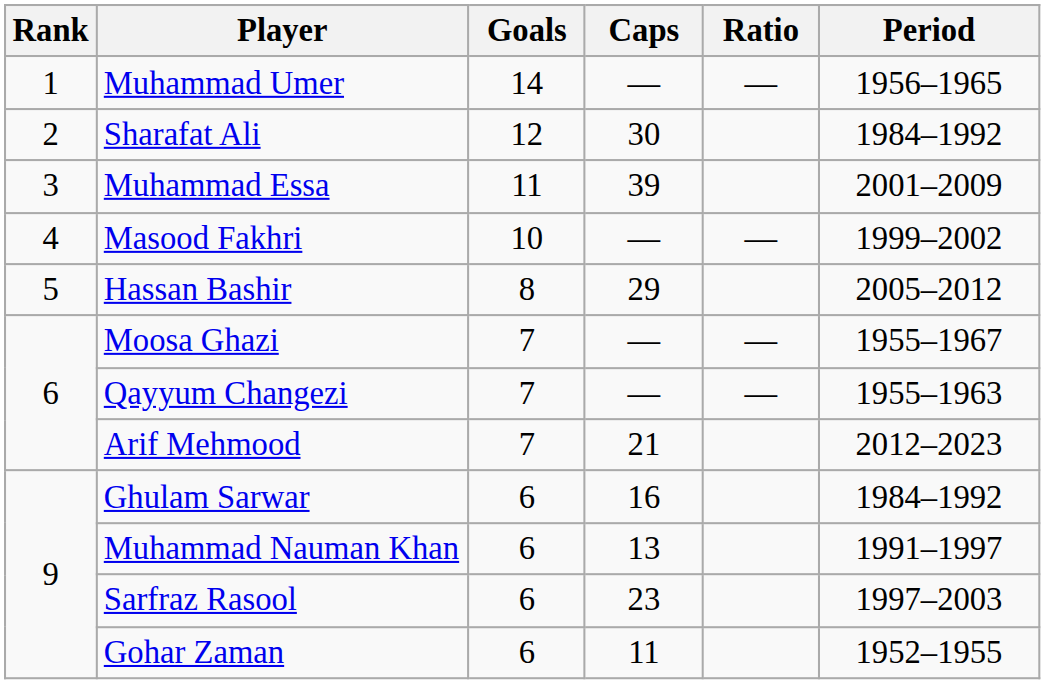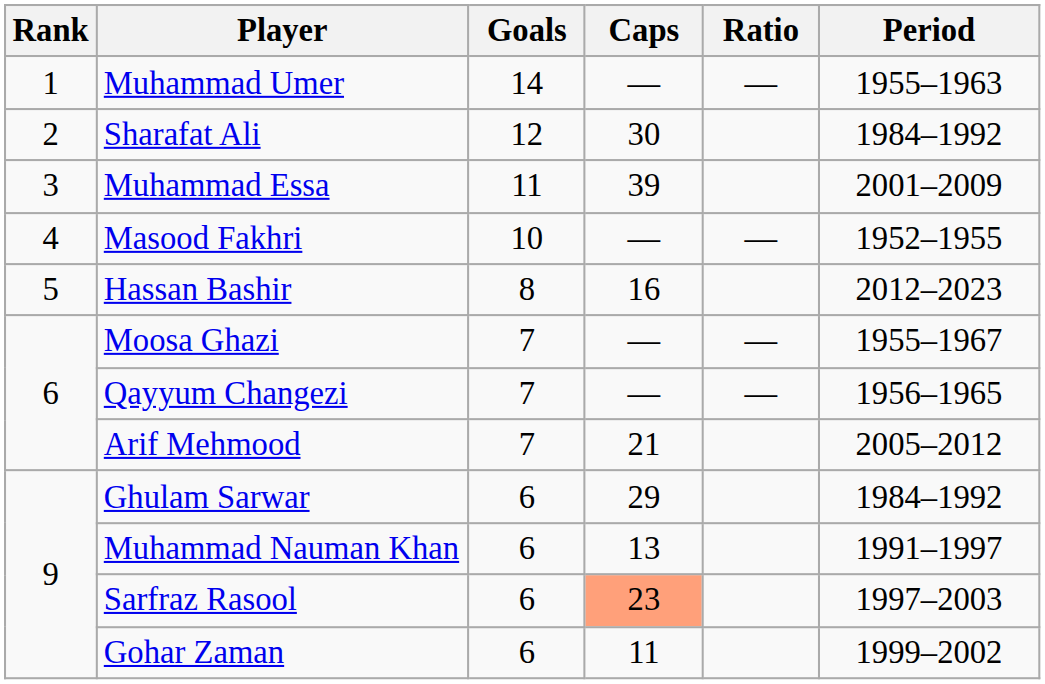(929, 82) 1956–1965 -> (929, 82) 1955–1963
(929, 237) 1999–2002 -> (929, 237) 1952–1955
(644, 289) 29 -> (644, 289) 16
(929, 289) 2005–2012 -> (929, 289) 2012–2023
(929, 392) 1955–1963 -> (929, 392) 1956–1965
(929, 444) 2012–2023 -> (929, 444) 2005–2012
(644, 496) 16 -> (644, 496) 29
(644, 599) no background -> (644, 599) lightsalmon background
(929, 651) 1952–1955 -> (929, 651) 1999–2002
